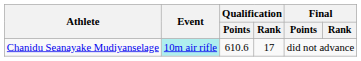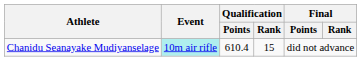(237, 47) 610.6 -> (237, 47) 610.4
(269, 47) 17 -> (269, 47) 15
